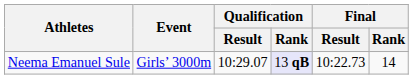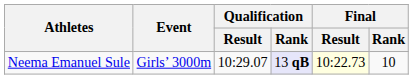(341, 63) no background -> (341, 63) lightyellow background
(389, 63) 14 -> (389, 63) 10
